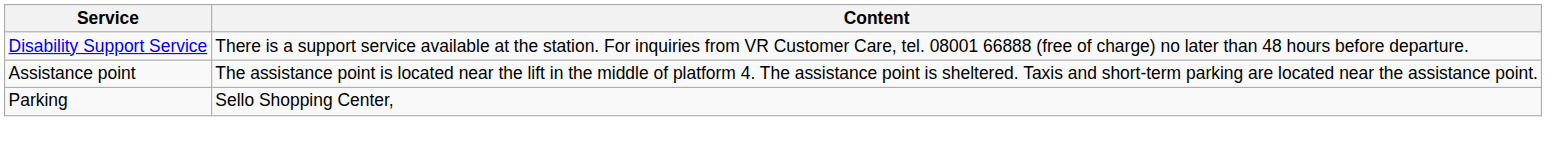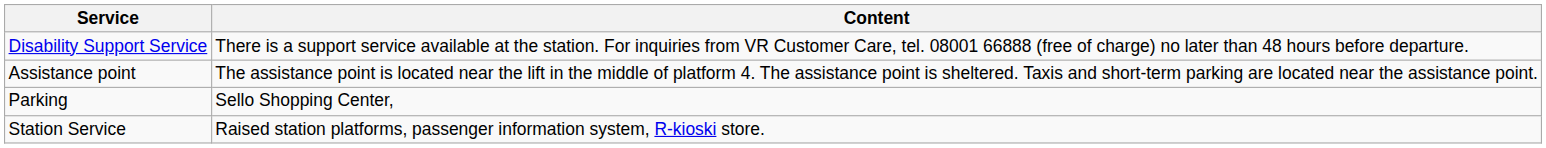+ row: (67, 128)
